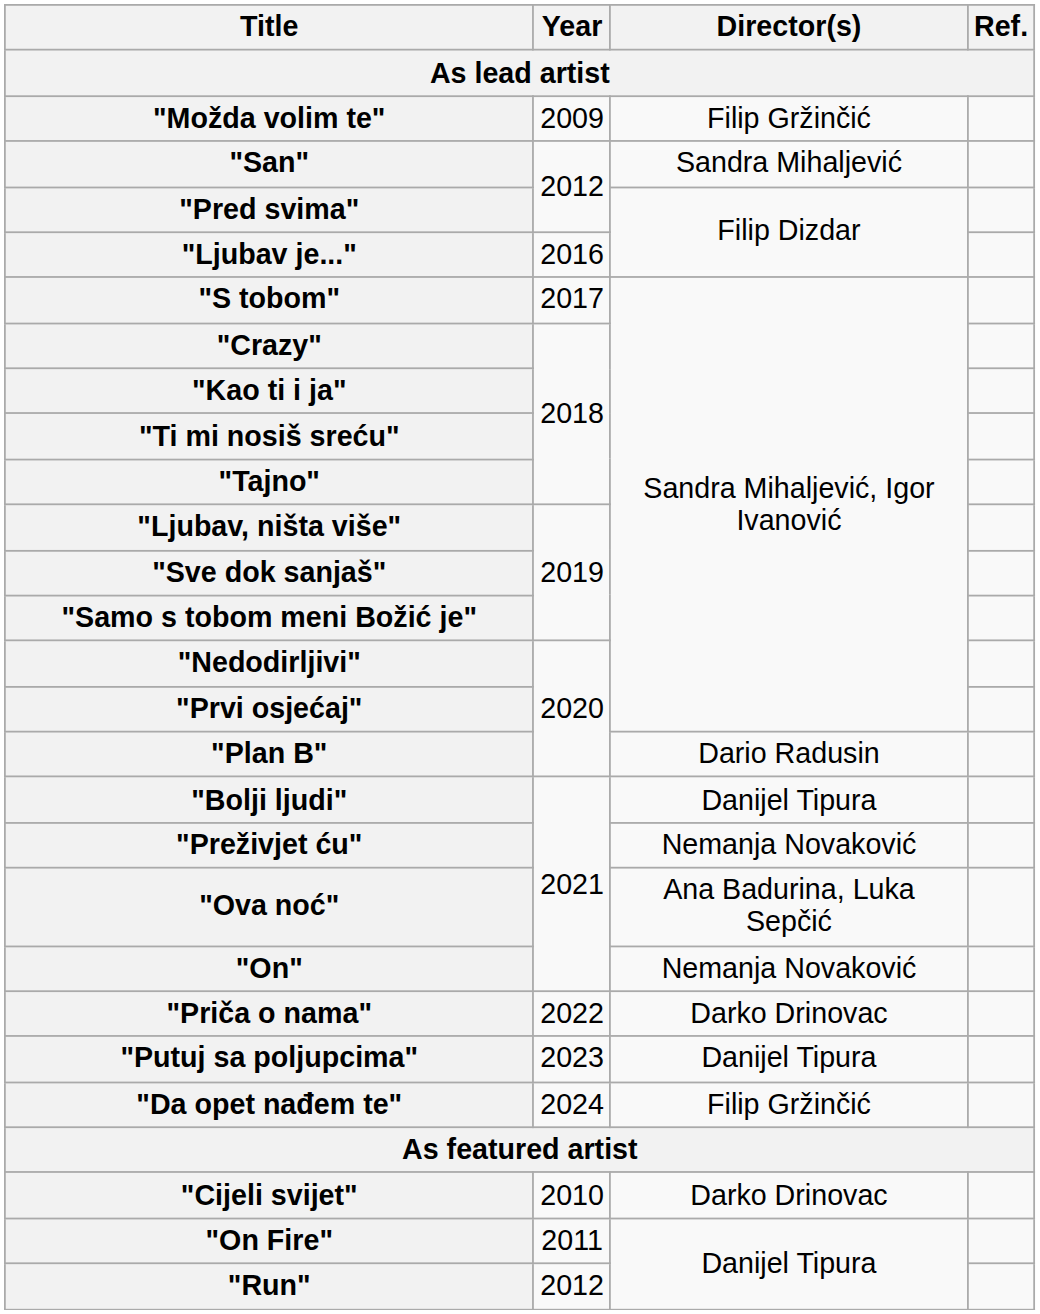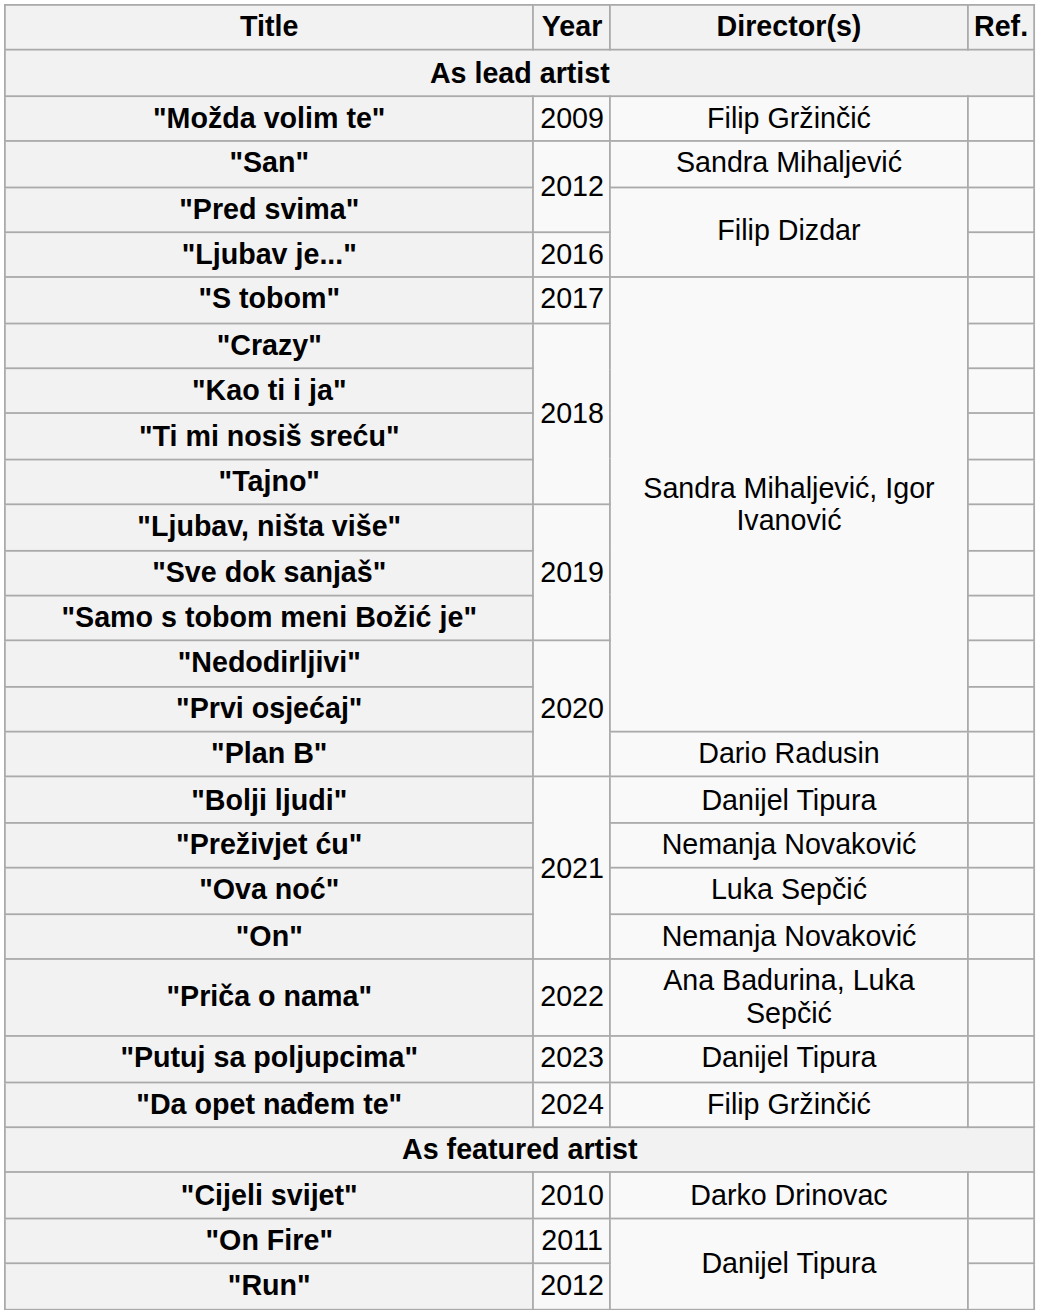(789, 906) Ana Badurina, Luka Sepčić -> (789, 890) Luka Sepčić
(789, 1013) Darko Drinovac -> (789, 997) Ana Badurina, Luka Sepčić
